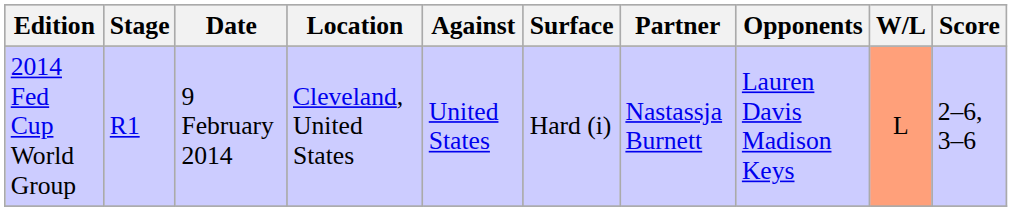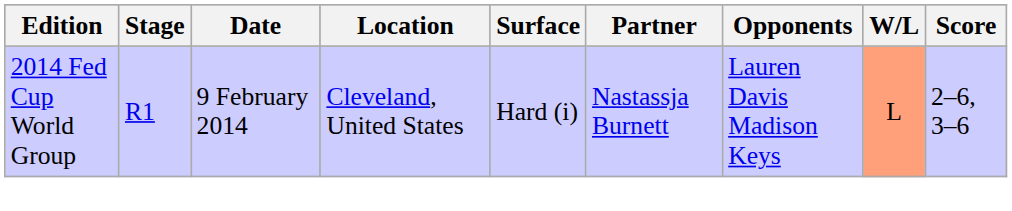- column: (473, 24)
